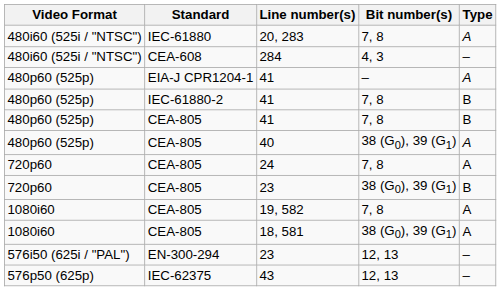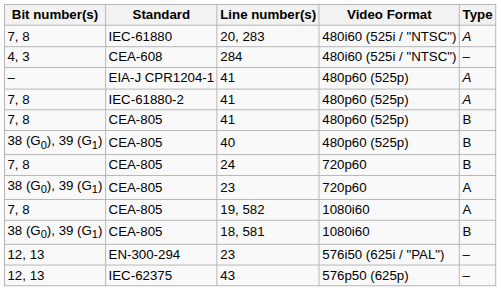columns swapped: (75, 15) <-> (409, 15)
(467, 99) B -> (467, 99) A
(467, 142) A -> (467, 142) B
(467, 165) A -> (467, 165) B
(467, 187) B -> (467, 187) A
(467, 232) A -> (467, 232) B
